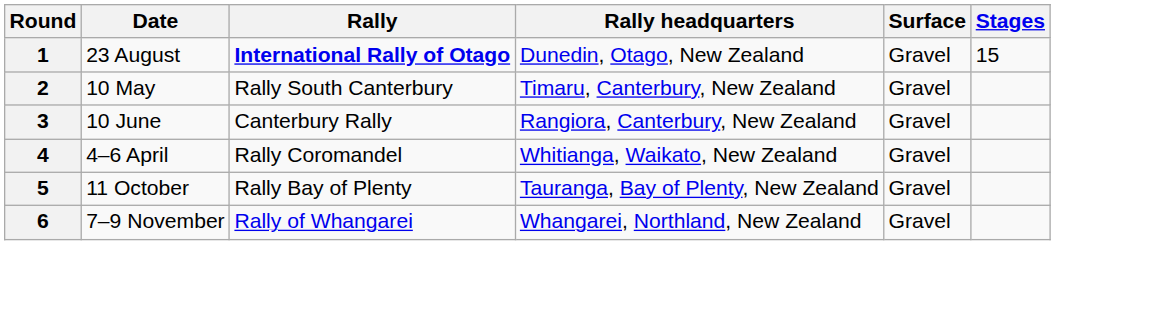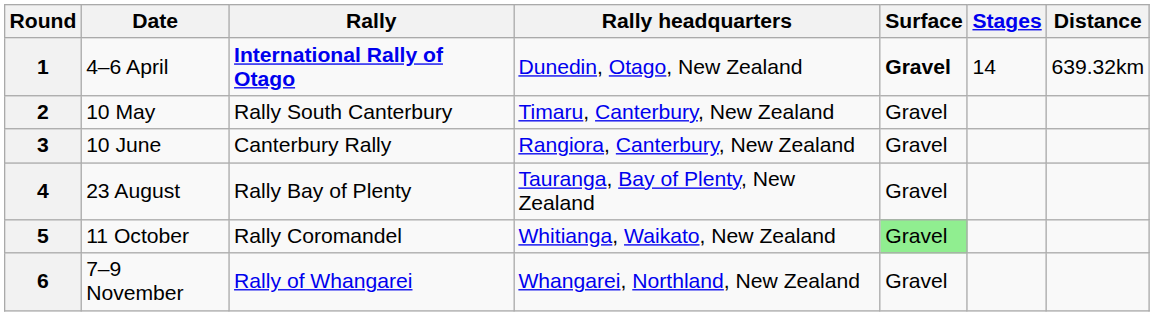+ column: (1098, 21)
(133, 54) 23 August -> (127, 66) 4–6 April
(920, 54) normal -> (918, 66) bold
(987, 54) 15 -> (984, 66) 14
(127, 155) 4–6 April -> (133, 190) 23 August
(318, 155) Rally Coromandel -> (323, 190) Rally Bay of Plenty
(679, 155) Whitianga, Waikato, New Zealand -> (657, 190) Tauranga, Bay of Plenty, New Zealand
(323, 188) Rally Bay of Plenty -> (318, 236) Rally Coromandel
(699, 188) Tauranga, Bay of Plenty, New Zealand -> (677, 236) Whitianga, Waikato, New Zealand
(920, 188) no background -> (916, 236) lightgreen background
